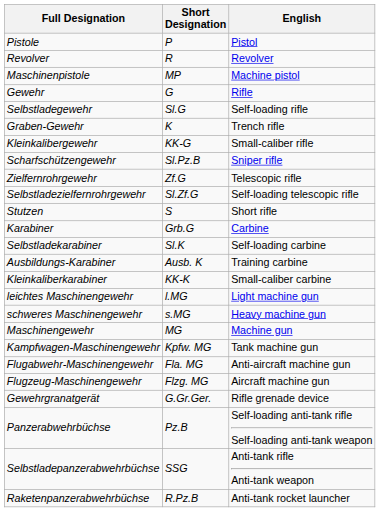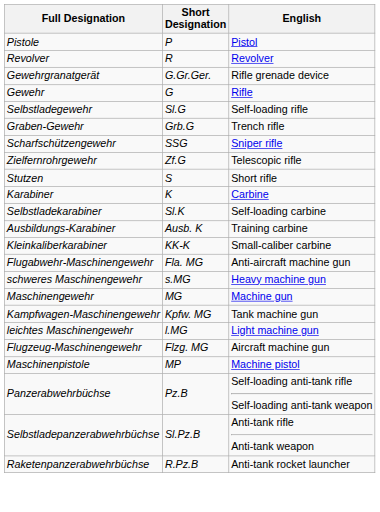rows swapped: (48, 76) <-> (53, 399)
(168, 127) K -> (179, 127) Grb.G
- row: (52, 144)
(182, 161) Sl.Pz.B -> (176, 144) SSG
- row: (76, 195)
(179, 229) Grb.G -> (168, 195) K
rows swapped: (70, 297) <-> (80, 365)
(176, 469) SSG -> (182, 435) Sl.Pz.B
